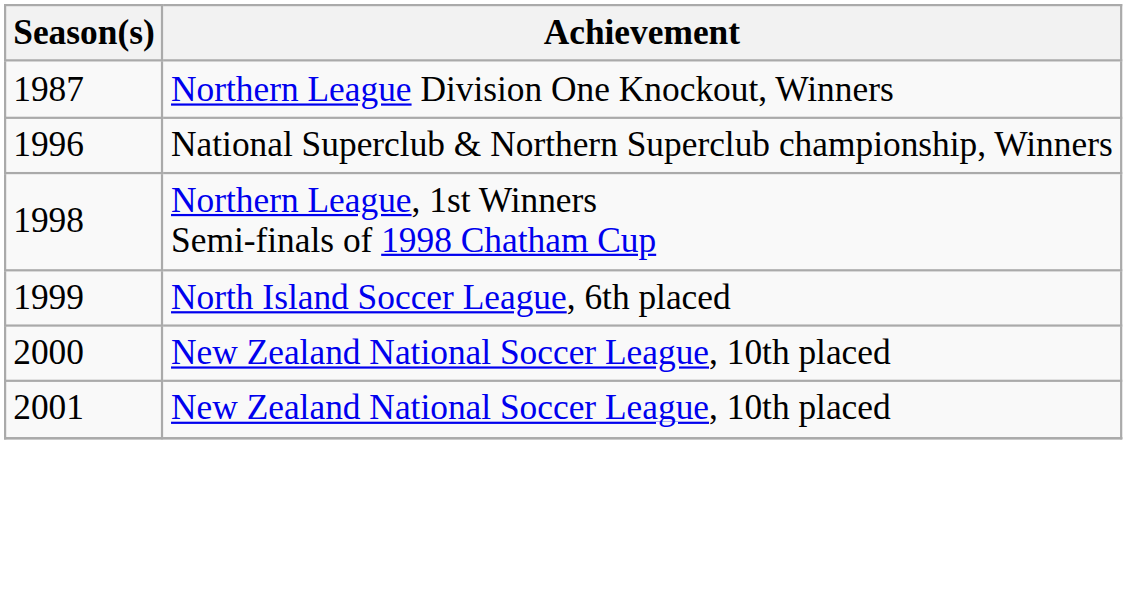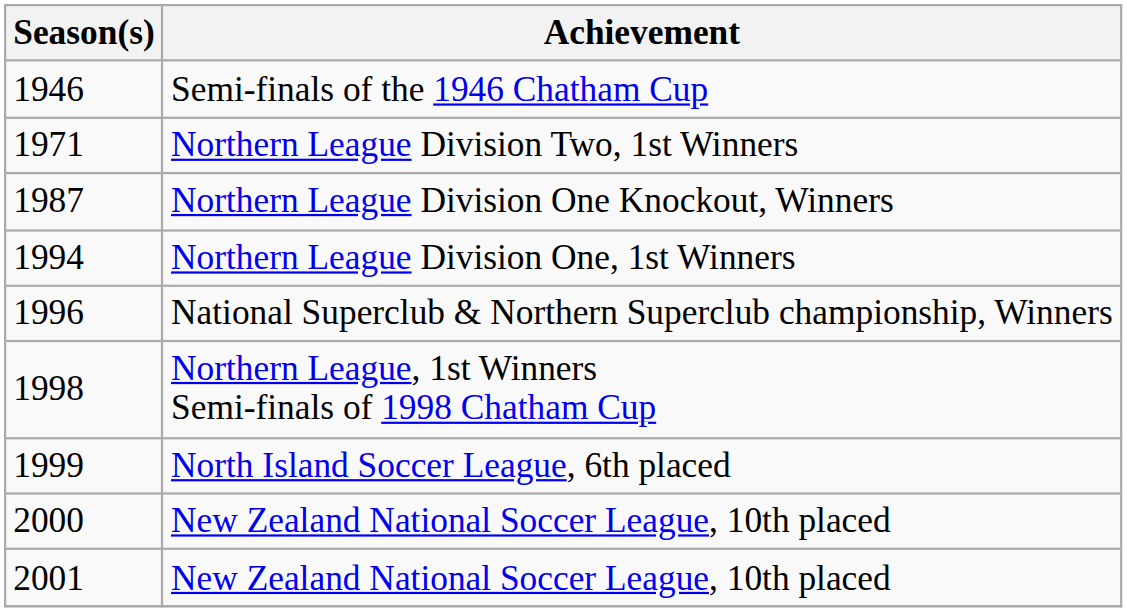+ row: (49, 88)
+ row: (49, 144)
+ row: (49, 256)
